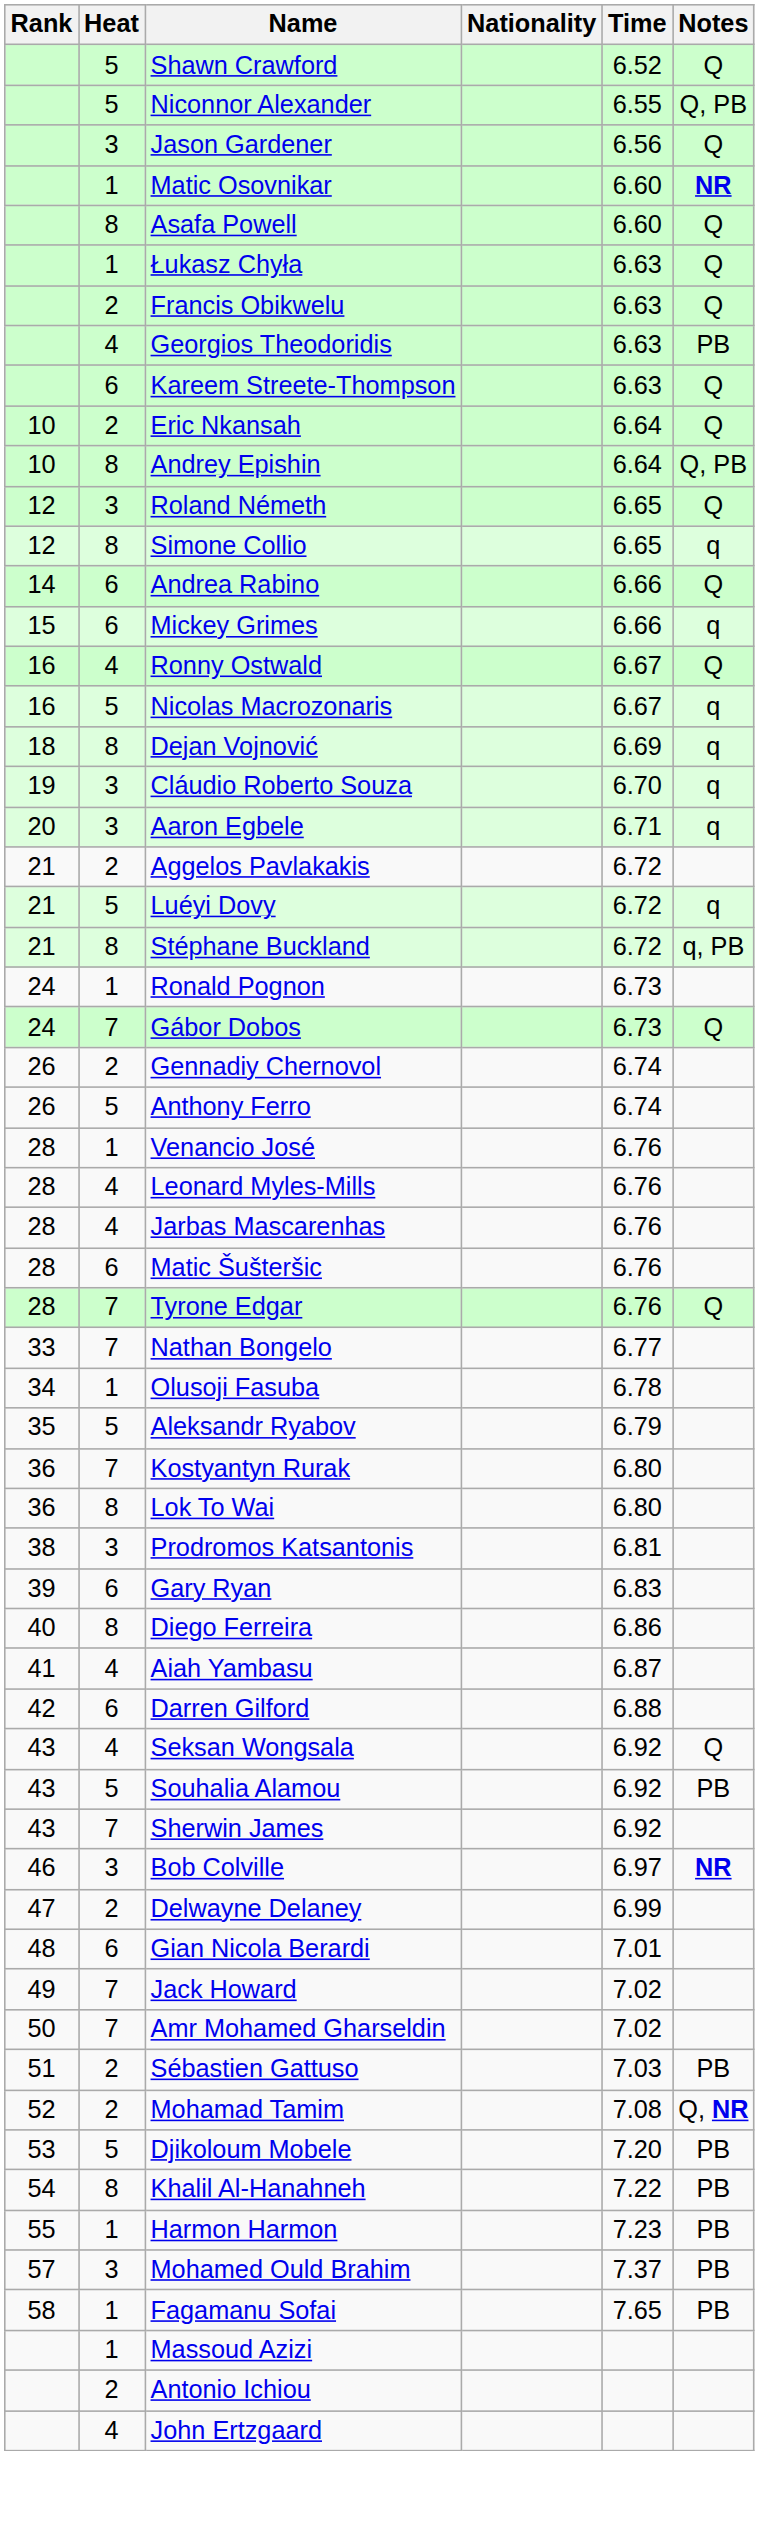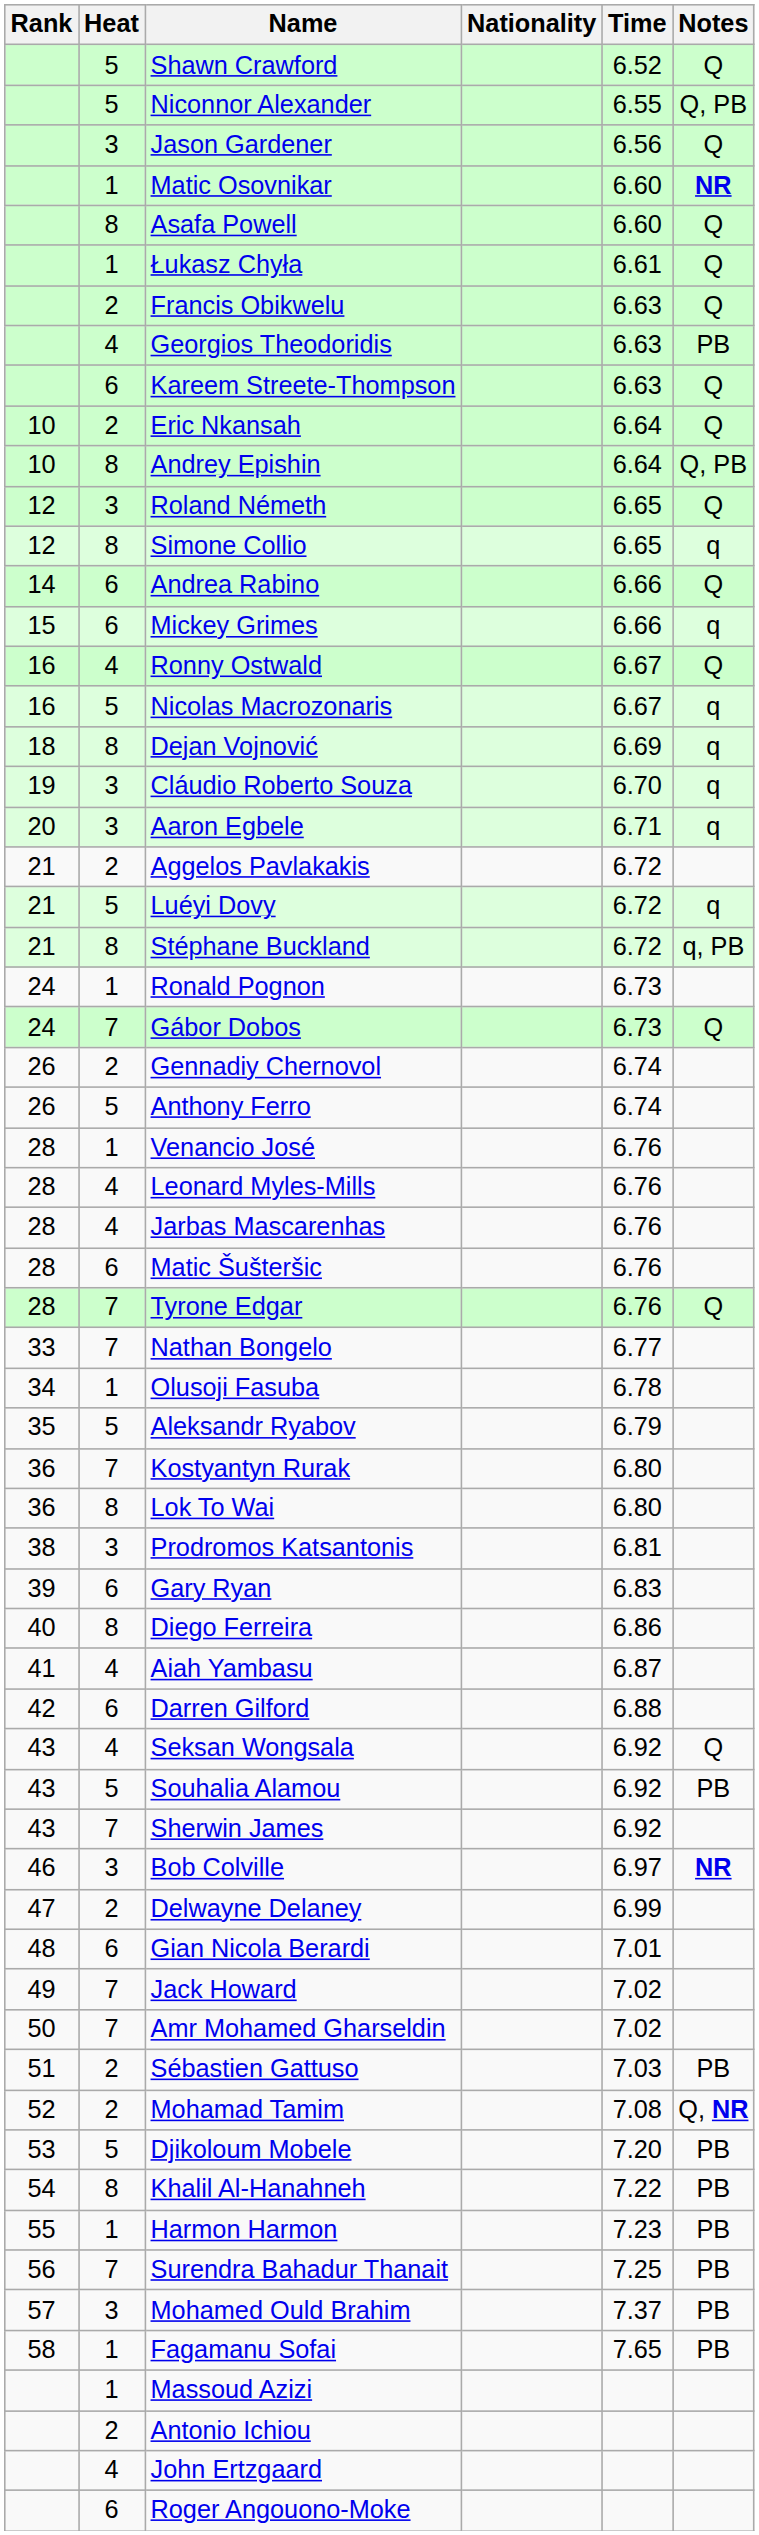(637, 265) 6.63 -> (637, 265) 6.61
+ row: (299, 2269)
+ row: (281, 2510)
